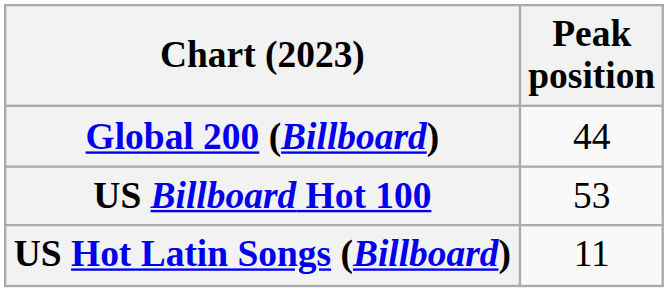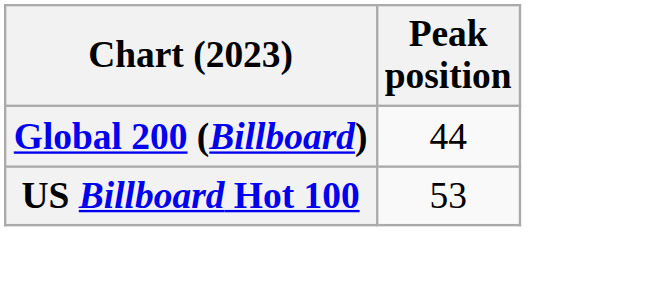- row: (262, 254)
